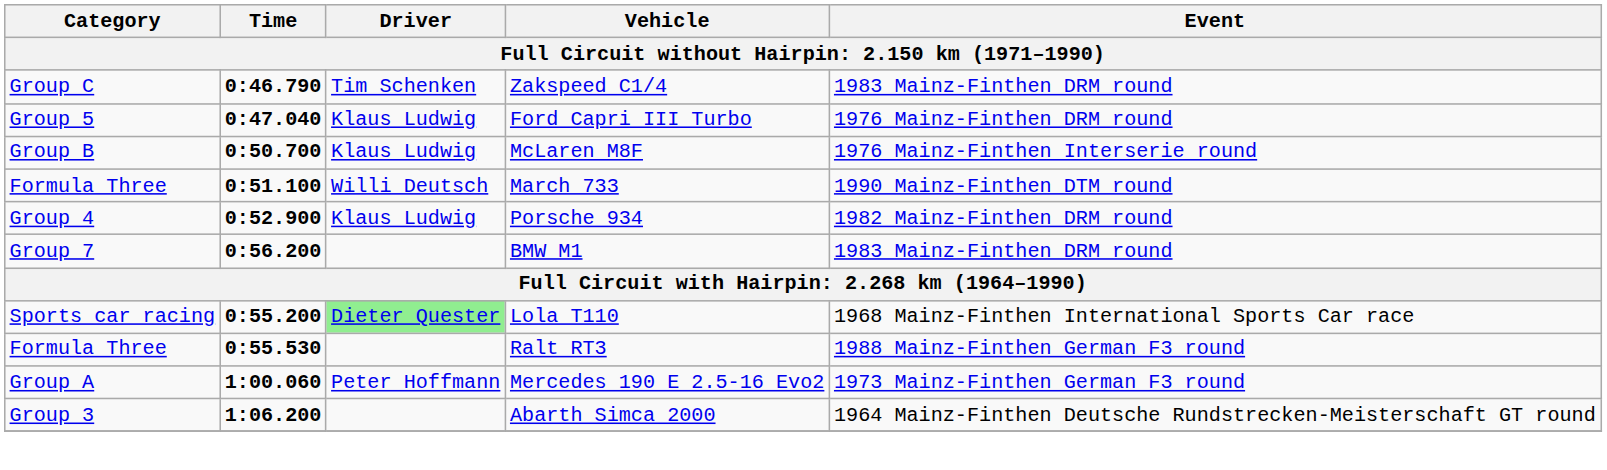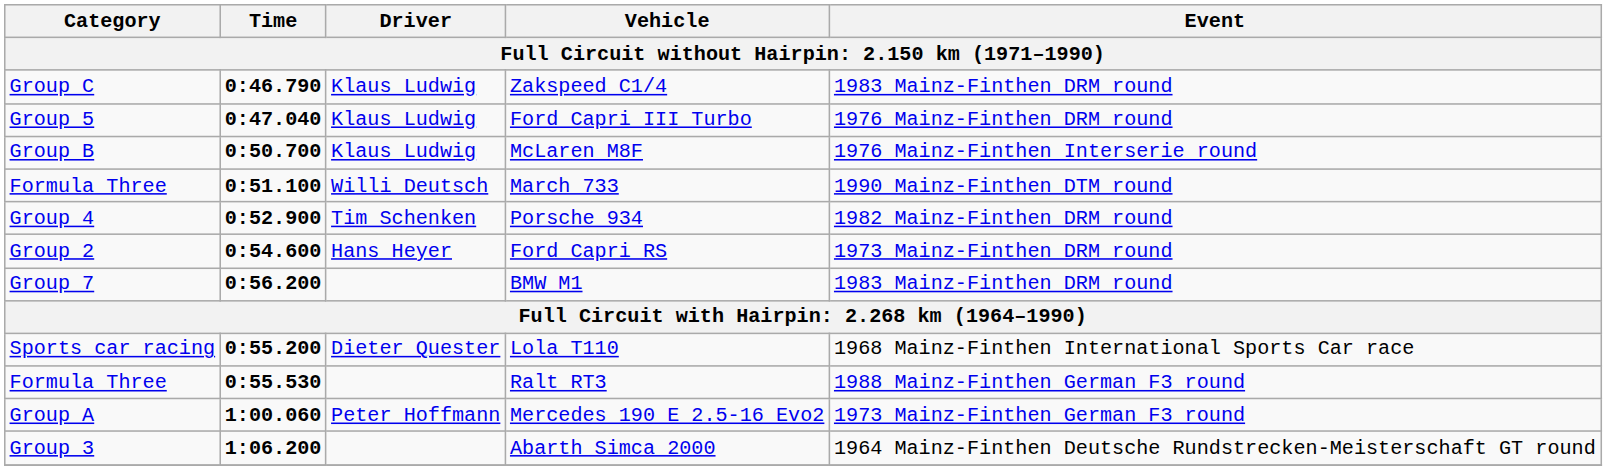(404, 87) Tim Schenken -> (404, 87) Klaus Ludwig
(404, 218) Klaus Ludwig -> (404, 218) Tim Schenken
+ row: (589, 251)
(416, 317) lightgreen background -> (416, 350) no background
